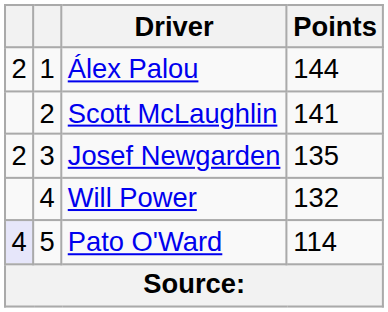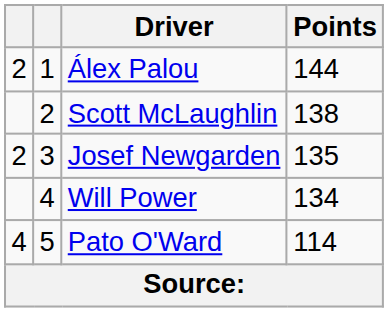(316, 112) 141 -> (316, 112) 138
(316, 199) 132 -> (316, 199) 134
(19, 242) lavender background -> (19, 242) no background
